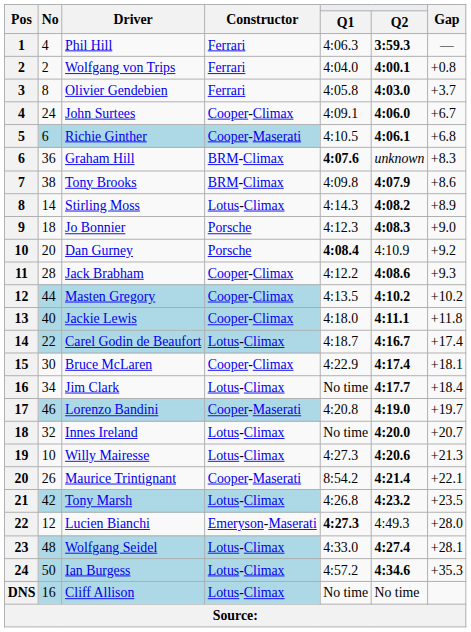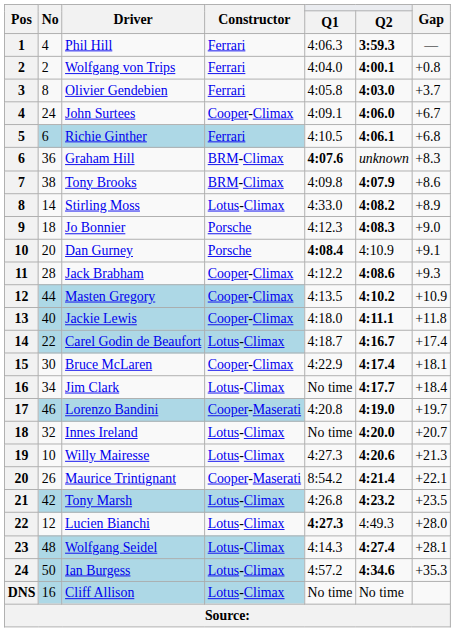(254, 136) Cooper-Maserati -> (227, 136) Ferrari
(341, 204) 4:14.3 -> (325, 204) 4:33.0
(443, 250) +9.2 -> (428, 250) +9.1
(447, 296) +10.2 -> (431, 296) +10.9
(262, 524) Emeryson-Maserati -> (246, 524) Lotus-Climax
(341, 547) 4:33.0 -> (325, 547) 4:14.3
